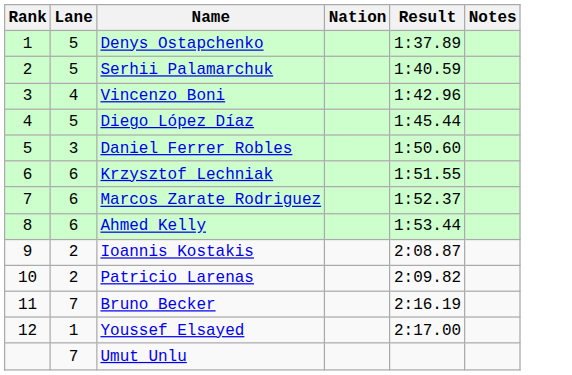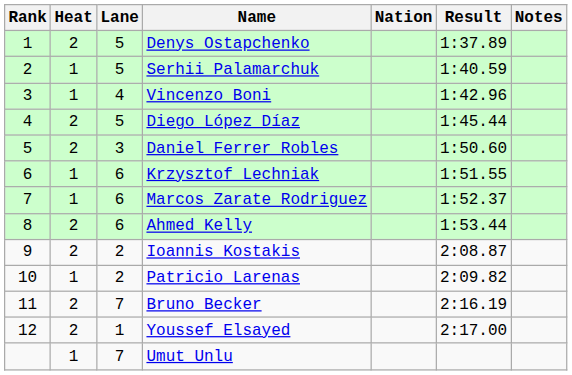+ column: (74, 18)
